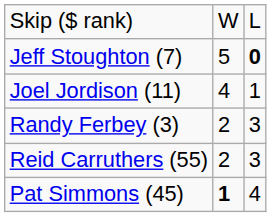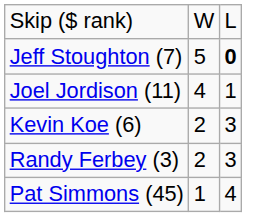+ row: (76, 125)
- row: (109, 159)
(224, 194) bold -> (200, 194) normal
